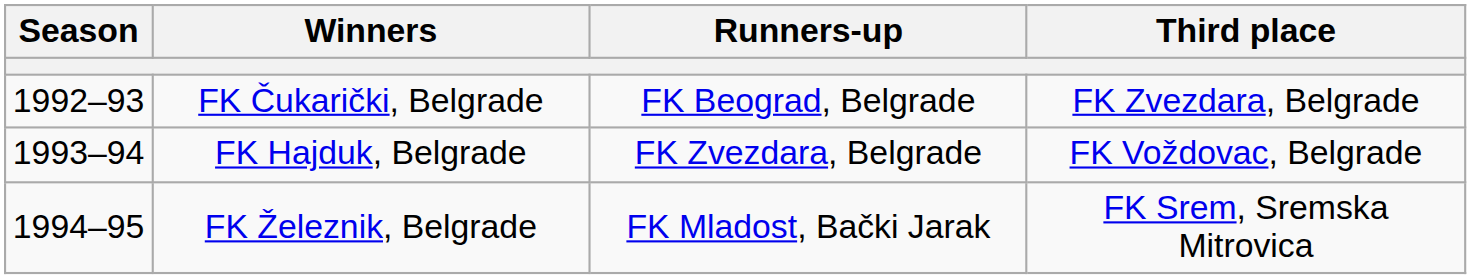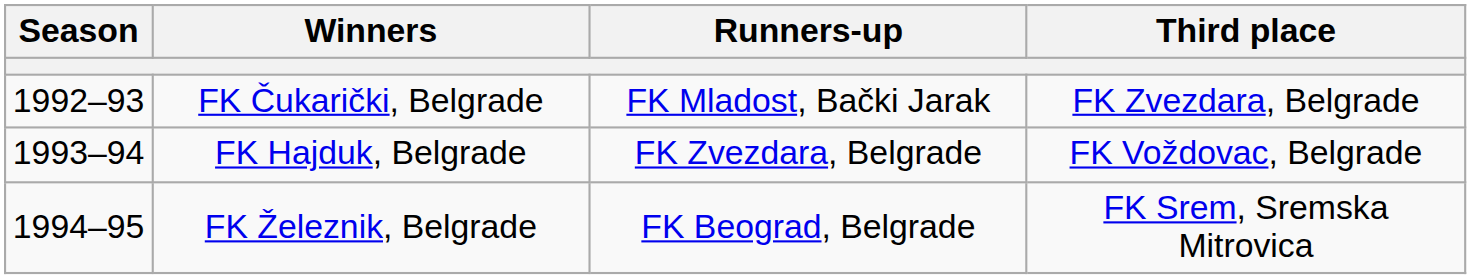(808, 100) FK Beograd, Belgrade -> (808, 100) FK Mladost, Bački Jarak
(808, 226) FK Mladost, Bački Jarak -> (808, 226) FK Beograd, Belgrade
